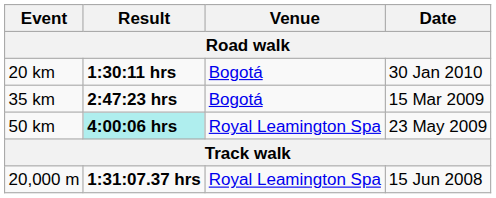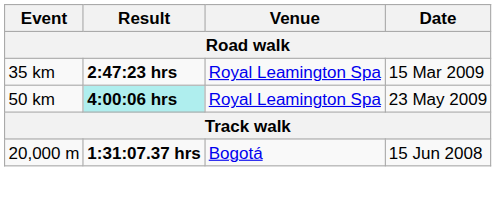- row: (32, 72)
(236, 99) Bogotá -> (295, 72) Royal Leamington Spa
(295, 180) Royal Leamington Spa -> (236, 153) Bogotá
